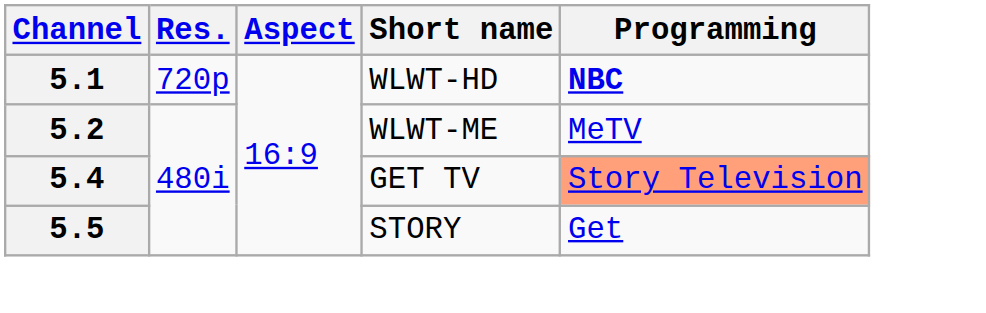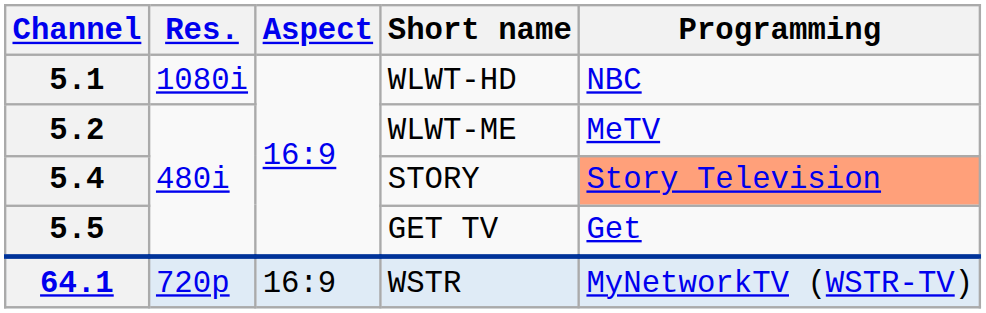(193, 80) 720p -> (202, 80) 1080i
(596, 80) bold -> (614, 80) normal
(425, 180) GET TV -> (434, 180) STORY
(415, 230) STORY -> (443, 230) GET TV
+ row: (77, 283)
